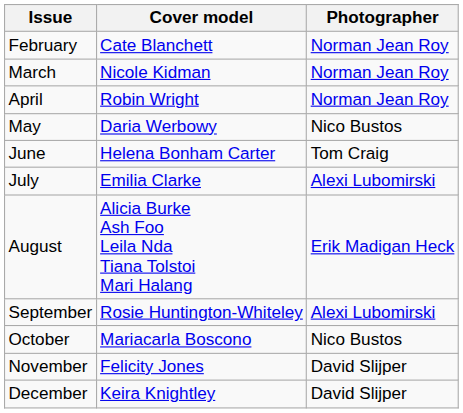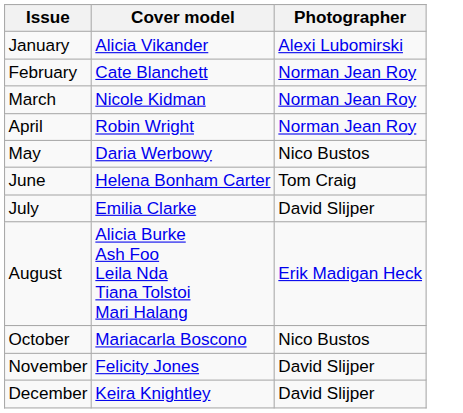+ row: (39, 45)
(373, 180) Alexi Lubomirski -> (326, 208) David Slijper
- row: (50, 312)
